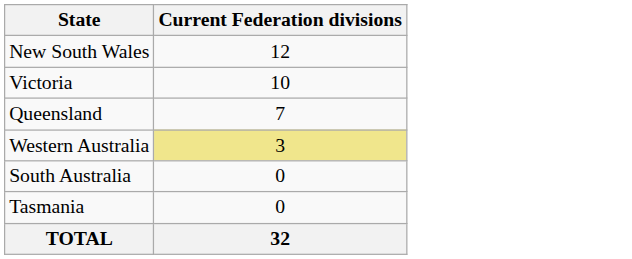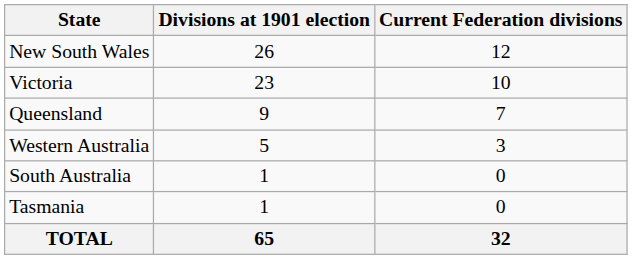+ column: (264, 20)
(280, 144) khaki background -> (501, 144) no background
